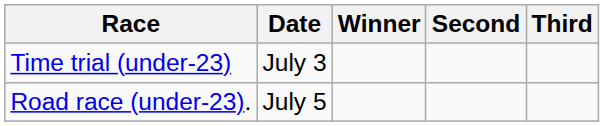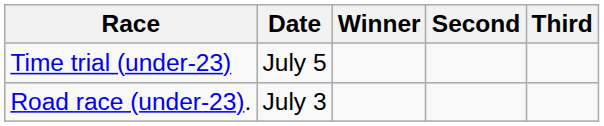(295, 62) July 3 -> (295, 62) July 5
(295, 101) July 5 -> (295, 101) July 3
